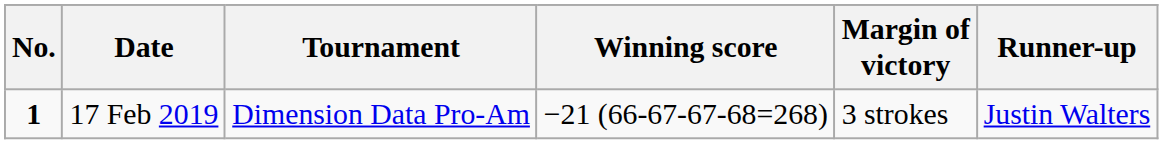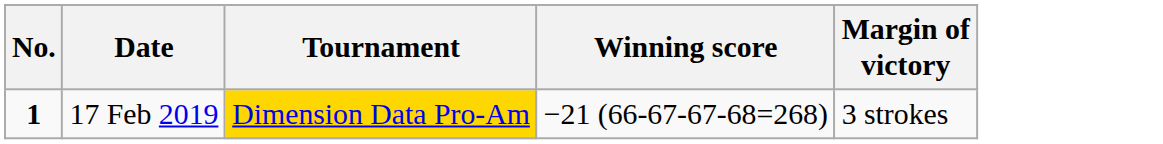- column: (1067, 46)
(381, 113) no background -> (381, 113) gold background
